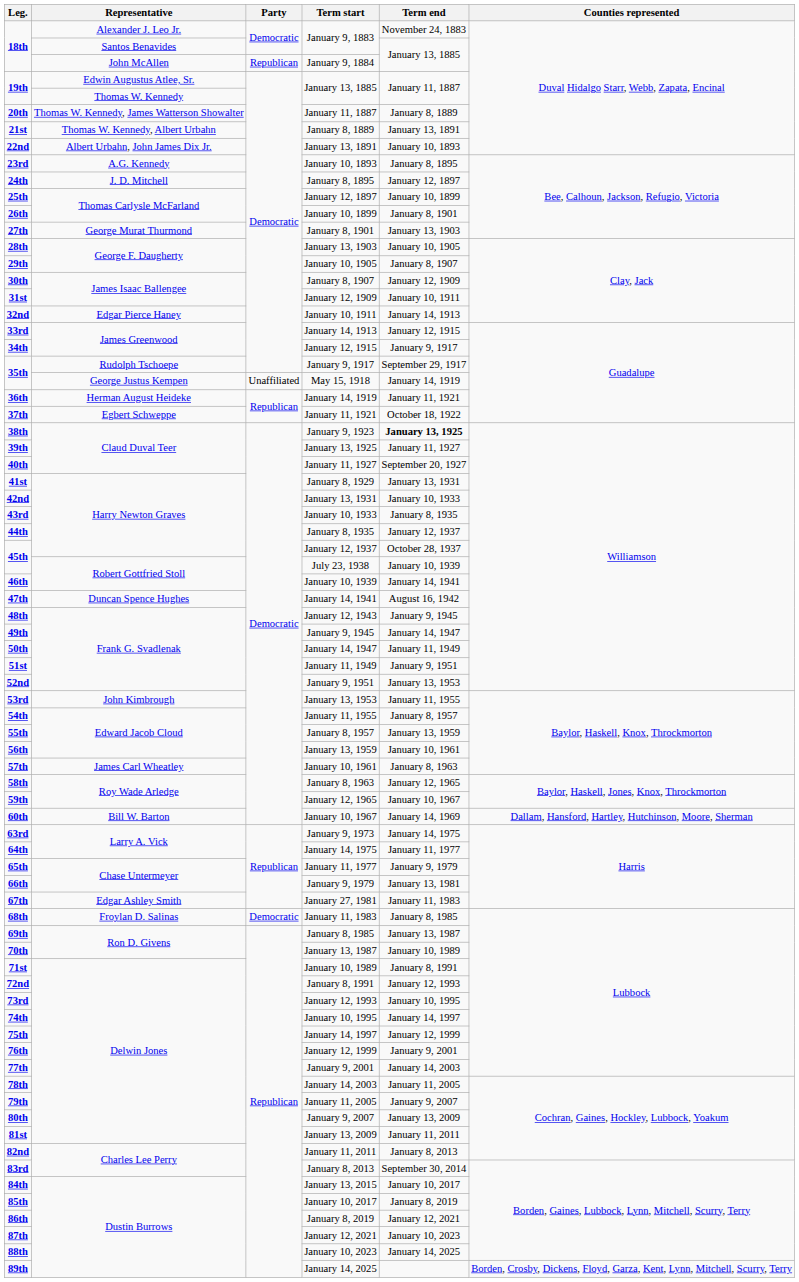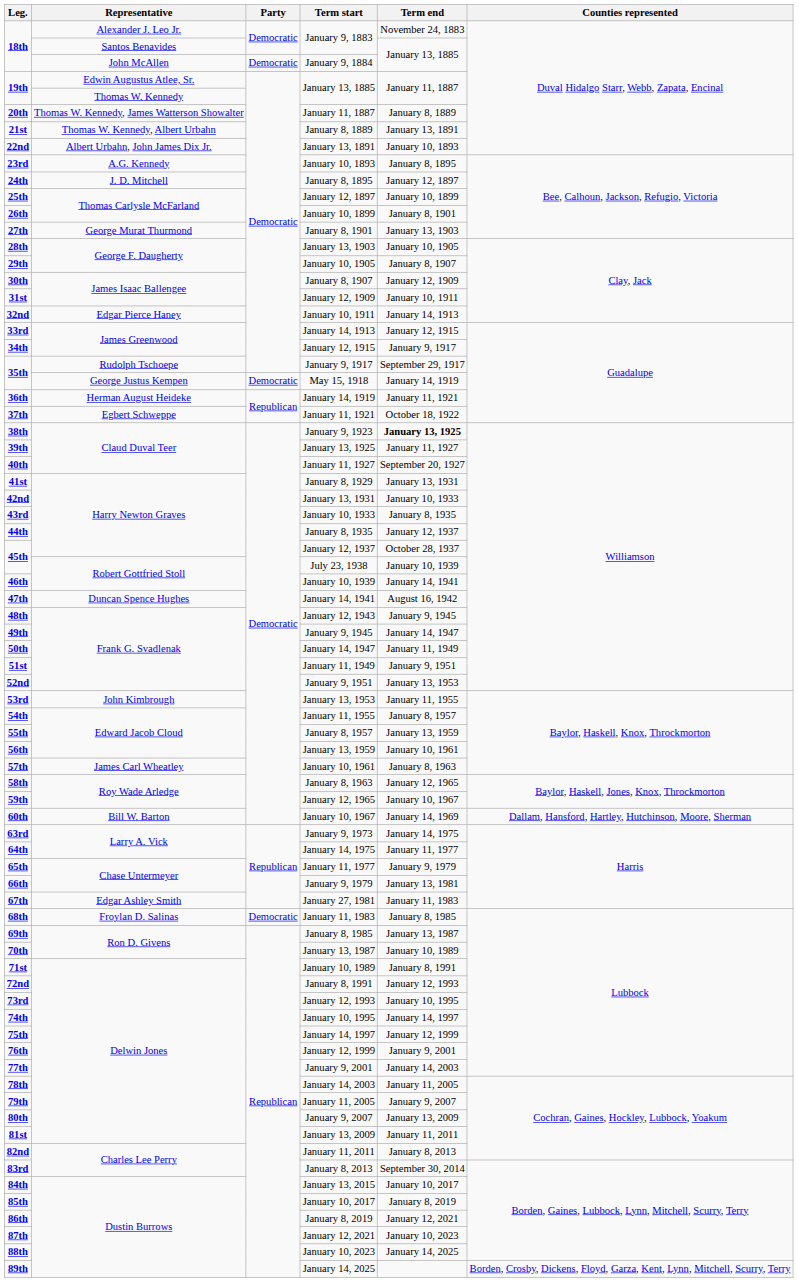(274, 63) Republican -> (273, 63) Democratic
(274, 381) Unaffiliated -> (273, 381) Democratic
